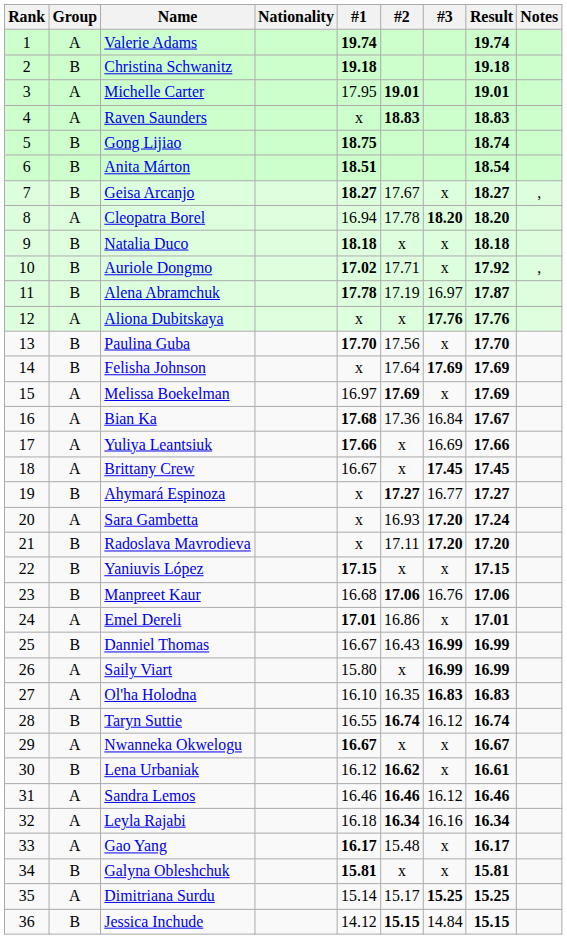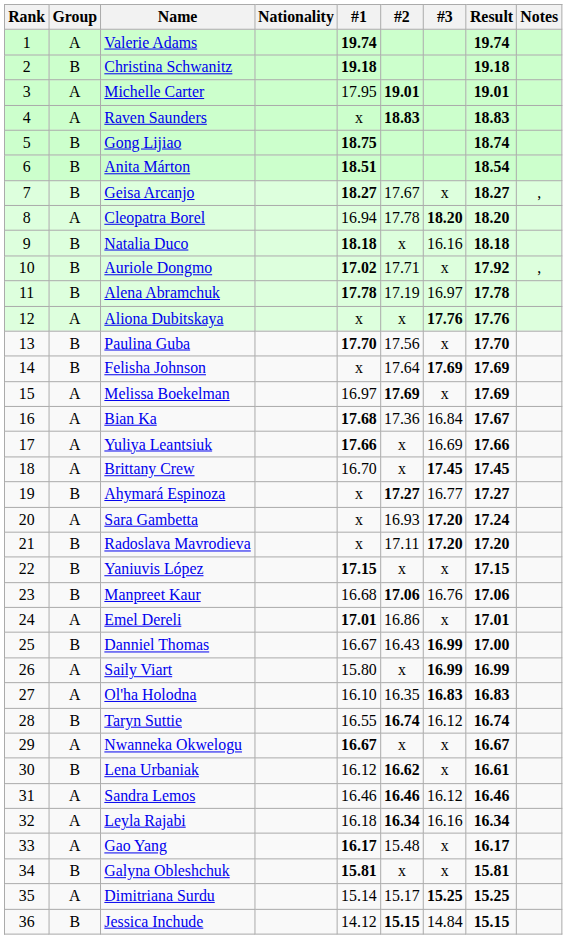(445, 243) x -> (445, 243) 16.16
(491, 293) 17.87 -> (491, 293) 17.78
(359, 469) 16.67 -> (359, 469) 16.70
(491, 645) 16.99 -> (491, 645) 17.00
